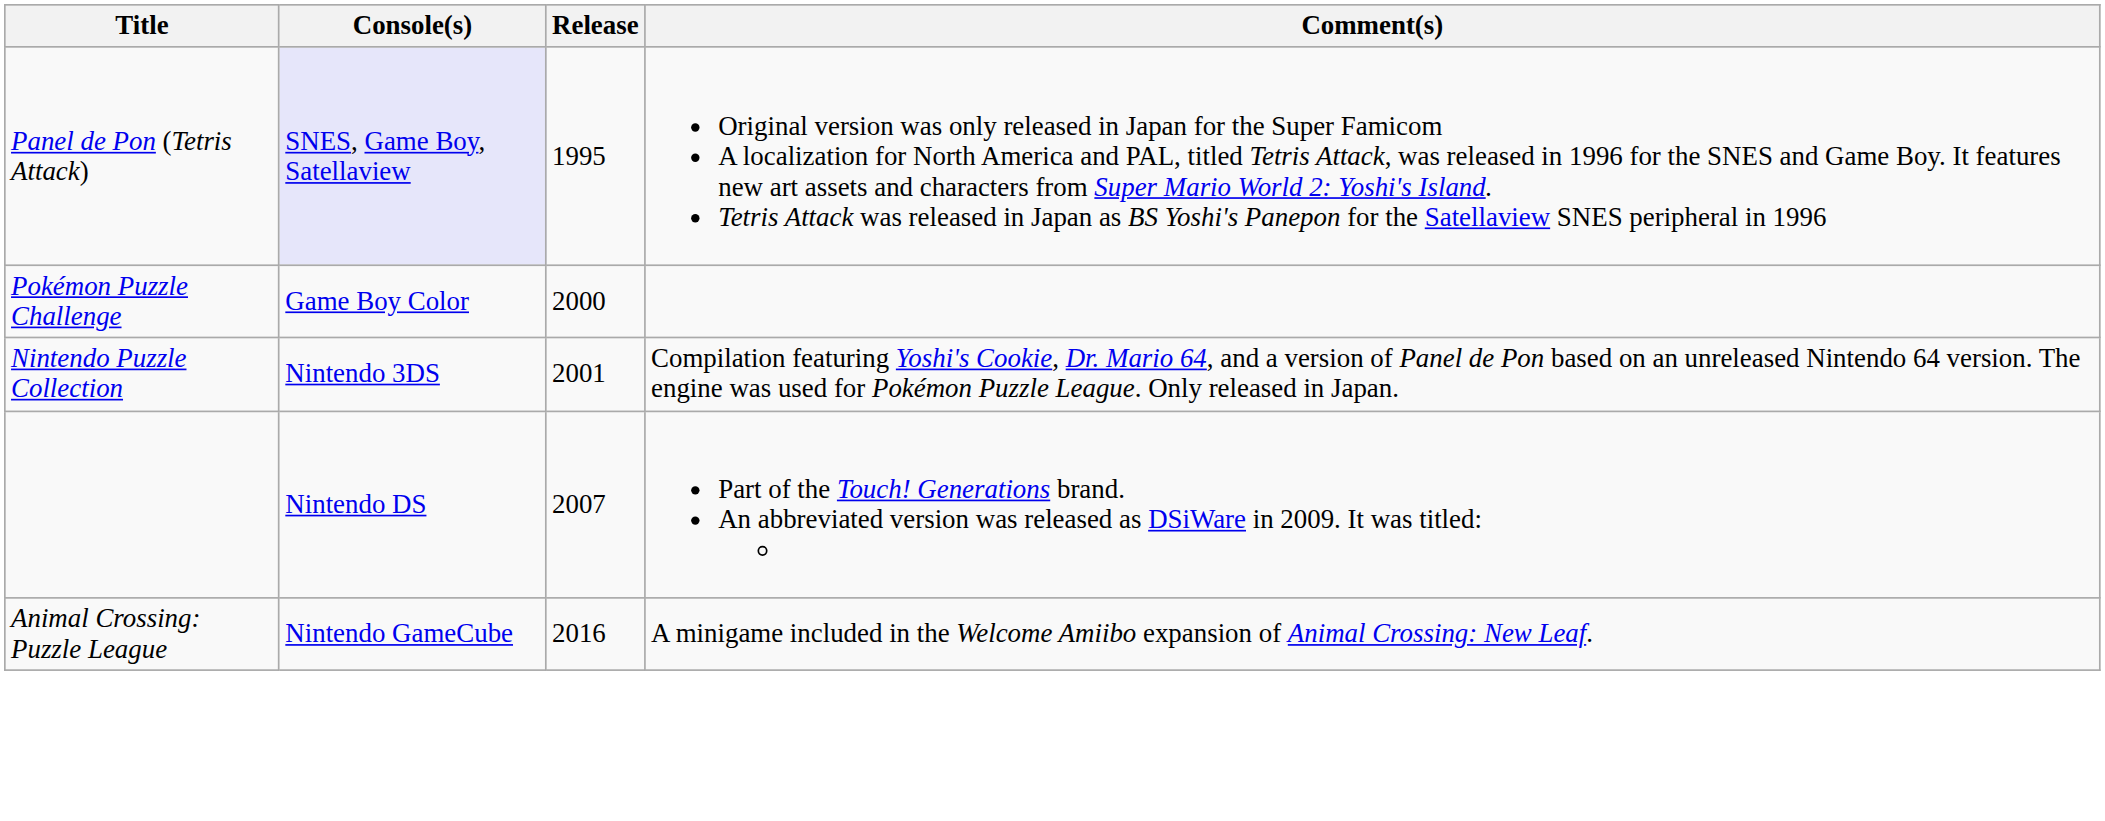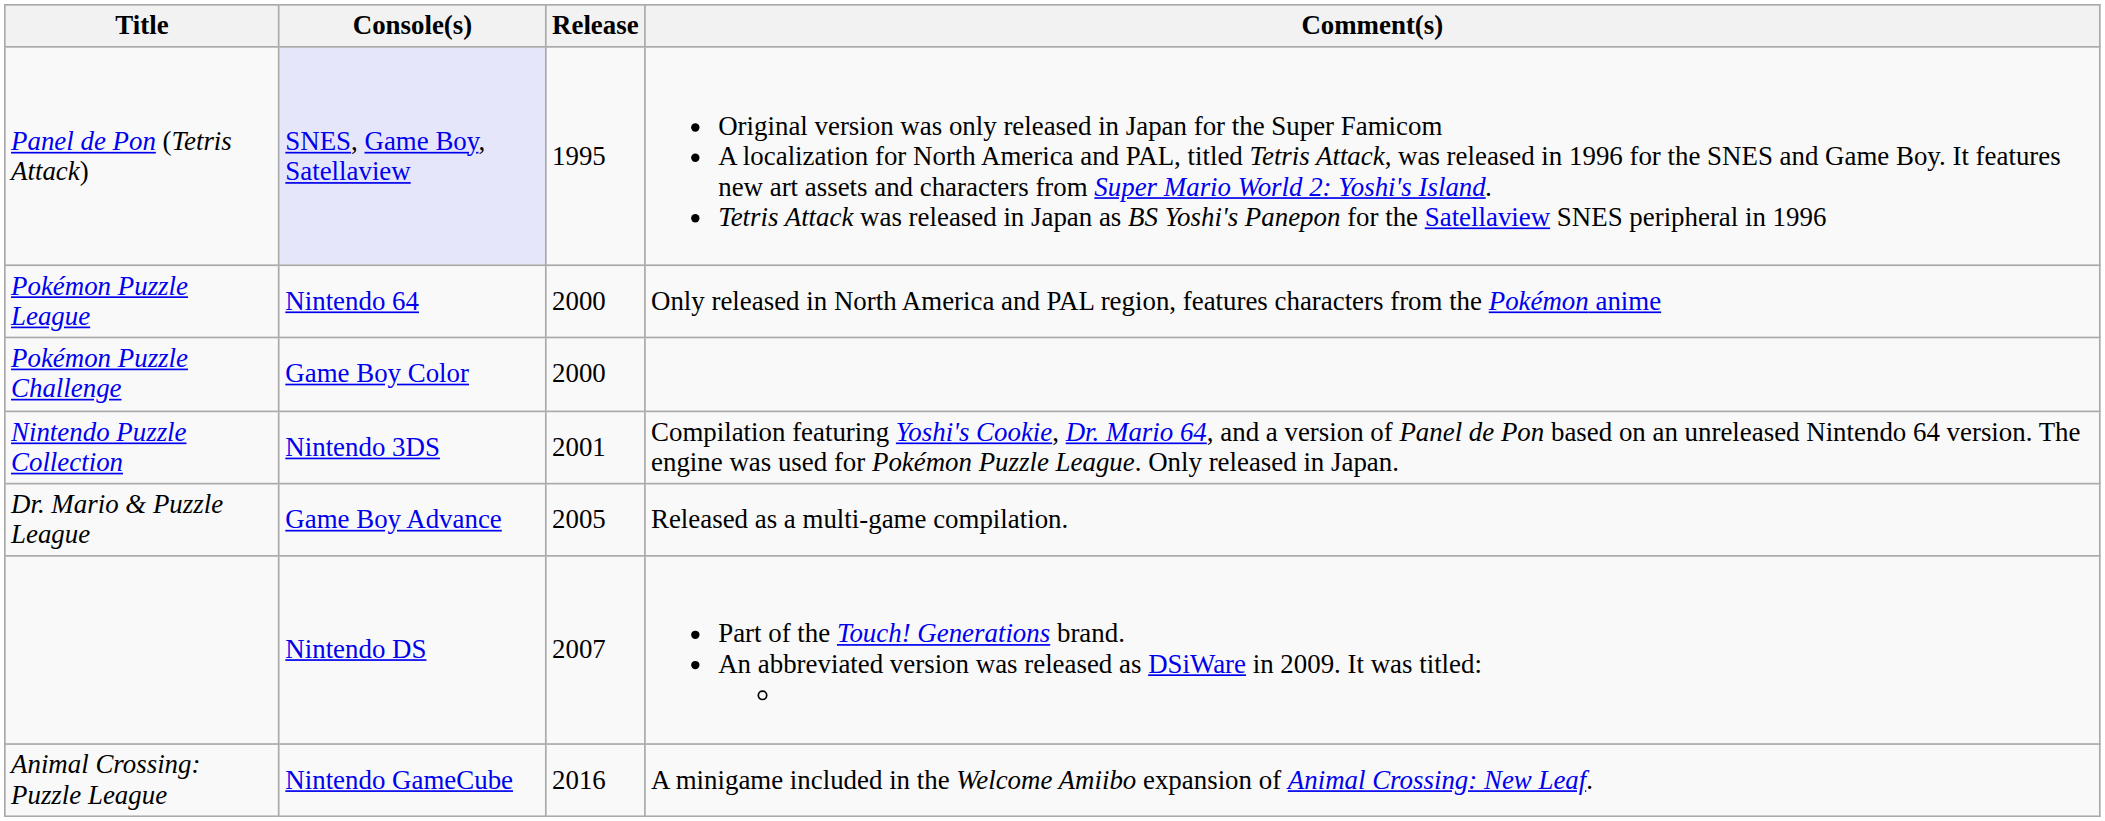+ row: (99, 300)
+ row: (117, 519)
